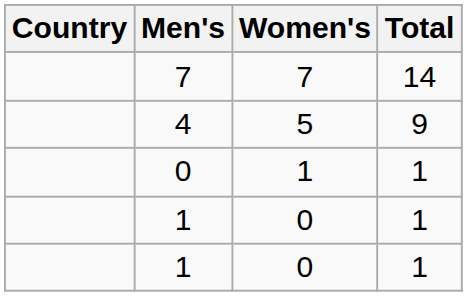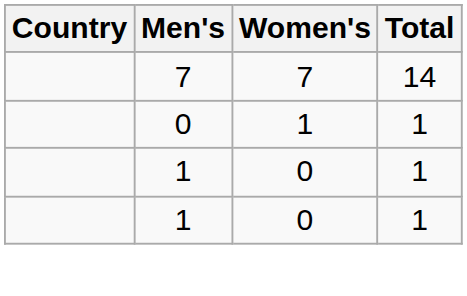- row: (183, 123)
